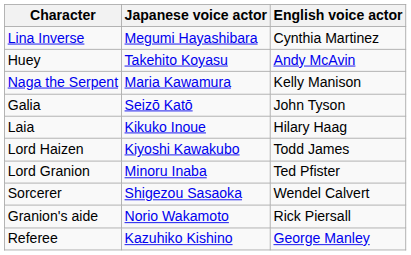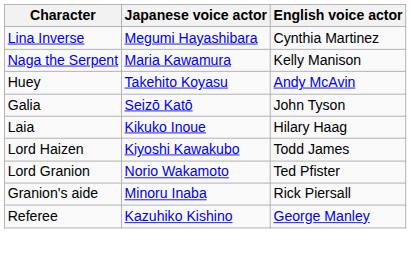rows swapped: (63, 82) <-> (24, 60)
(166, 171) Minoru Inaba -> (177, 171) Norio Wakamoto
- row: (35, 194)
(177, 216) Norio Wakamoto -> (166, 194) Minoru Inaba
